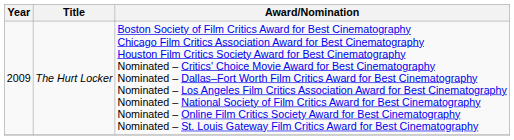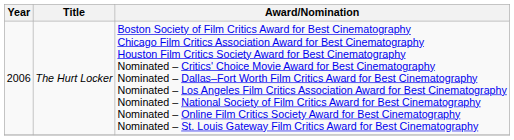(19, 78) 2009 -> (19, 78) 2006
